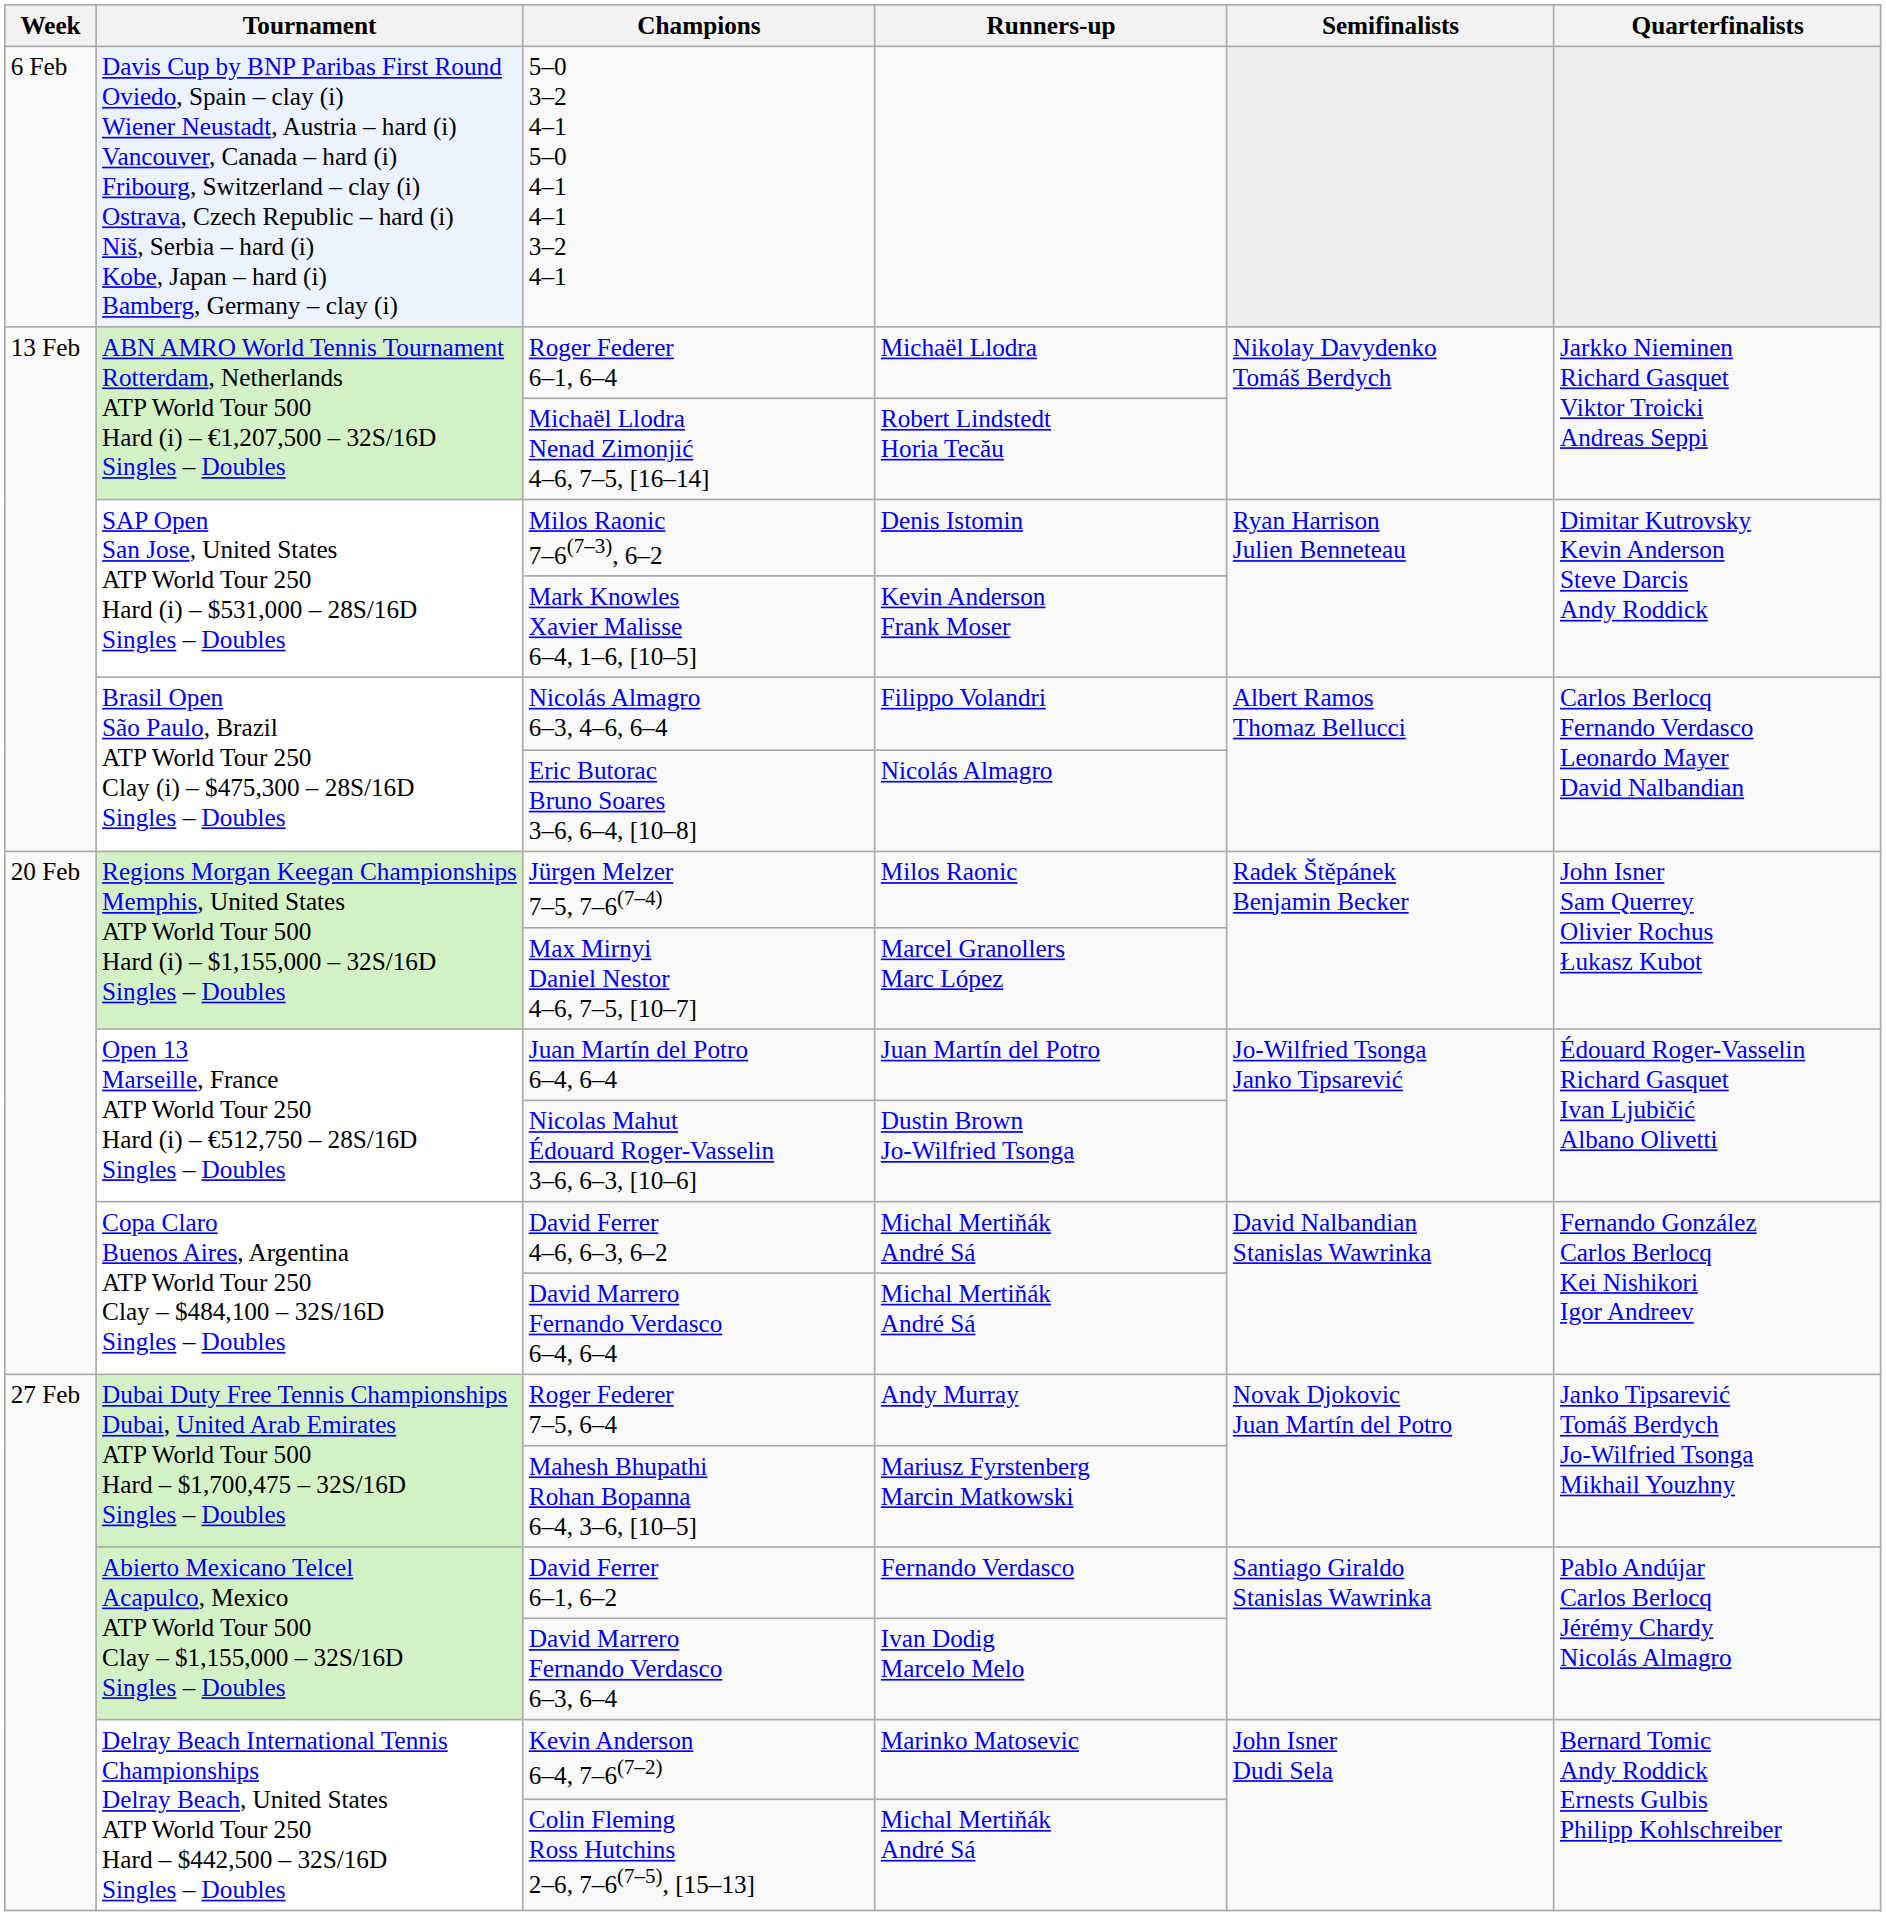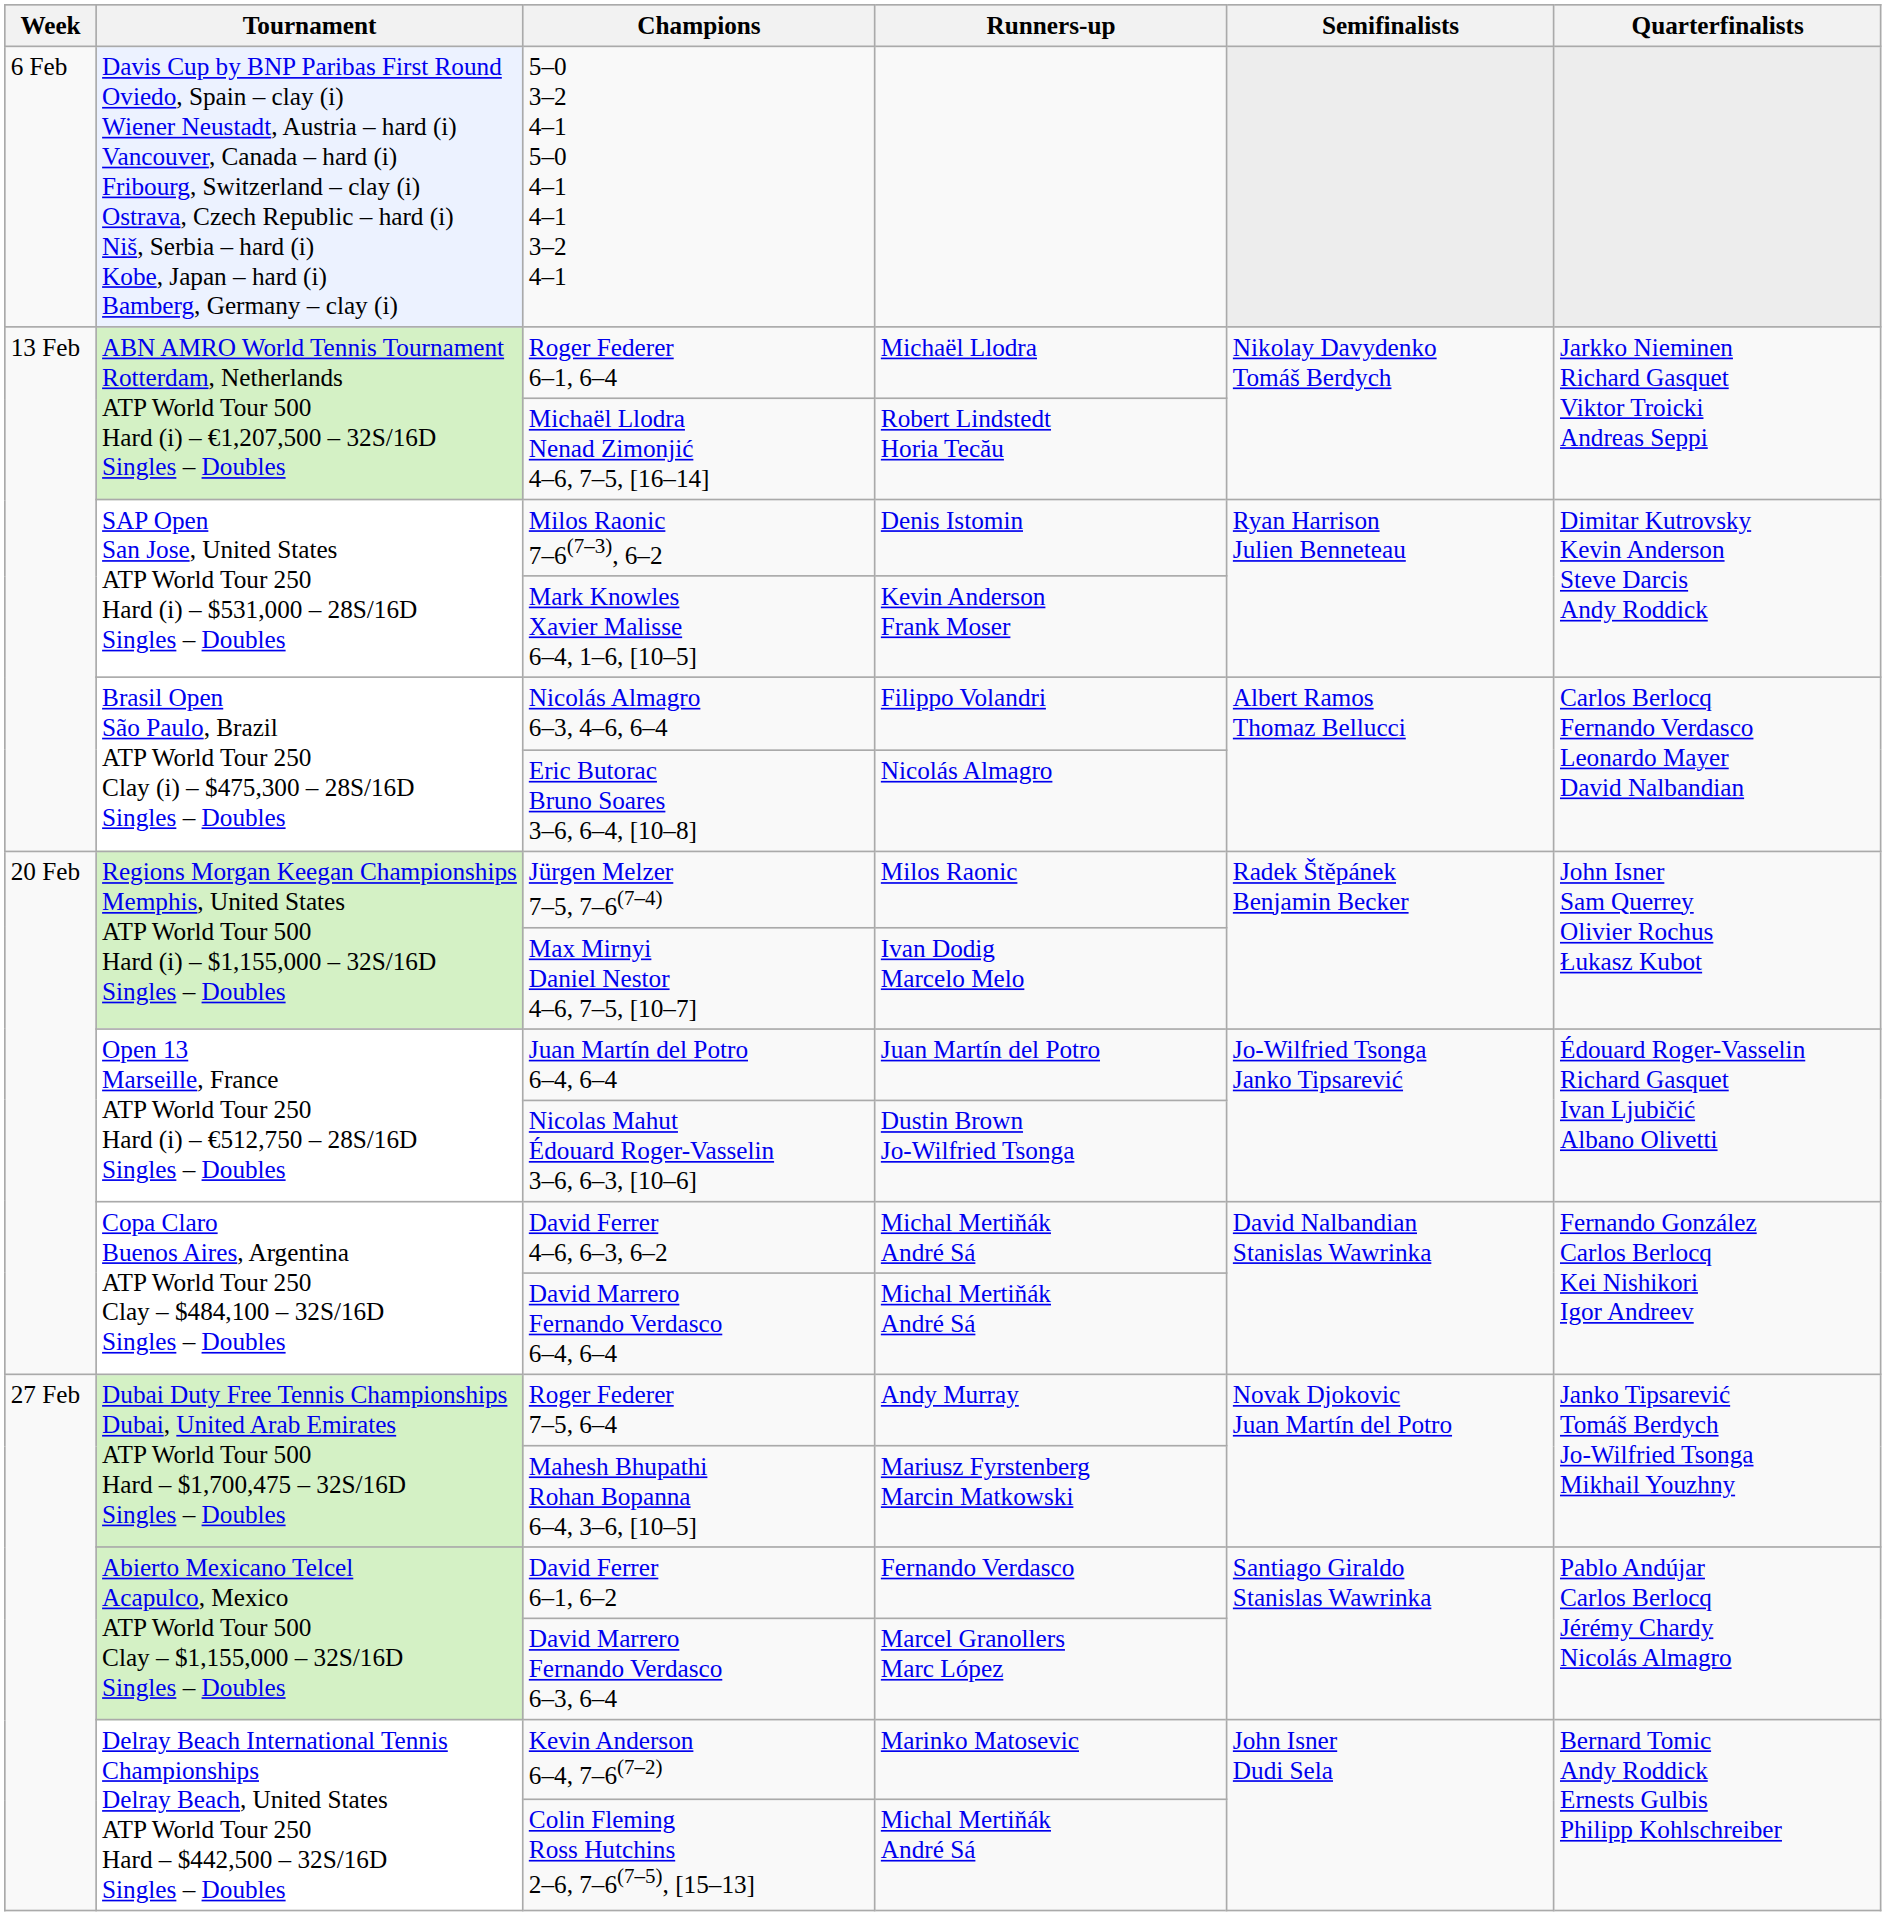(973, 962) Marcel Granollers Marc López -> (953, 962) Ivan Dodig Marcelo Melo
(953, 1654) Ivan Dodig Marcelo Melo -> (973, 1654) Marcel Granollers Marc López
